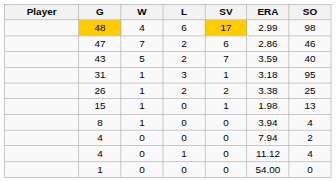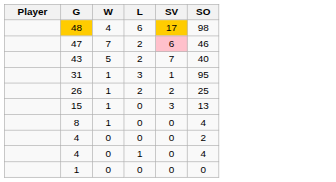- column: (268, 12)
(226, 43) no background -> (172, 43) pink background
(226, 106) 1 -> (172, 106) 3
